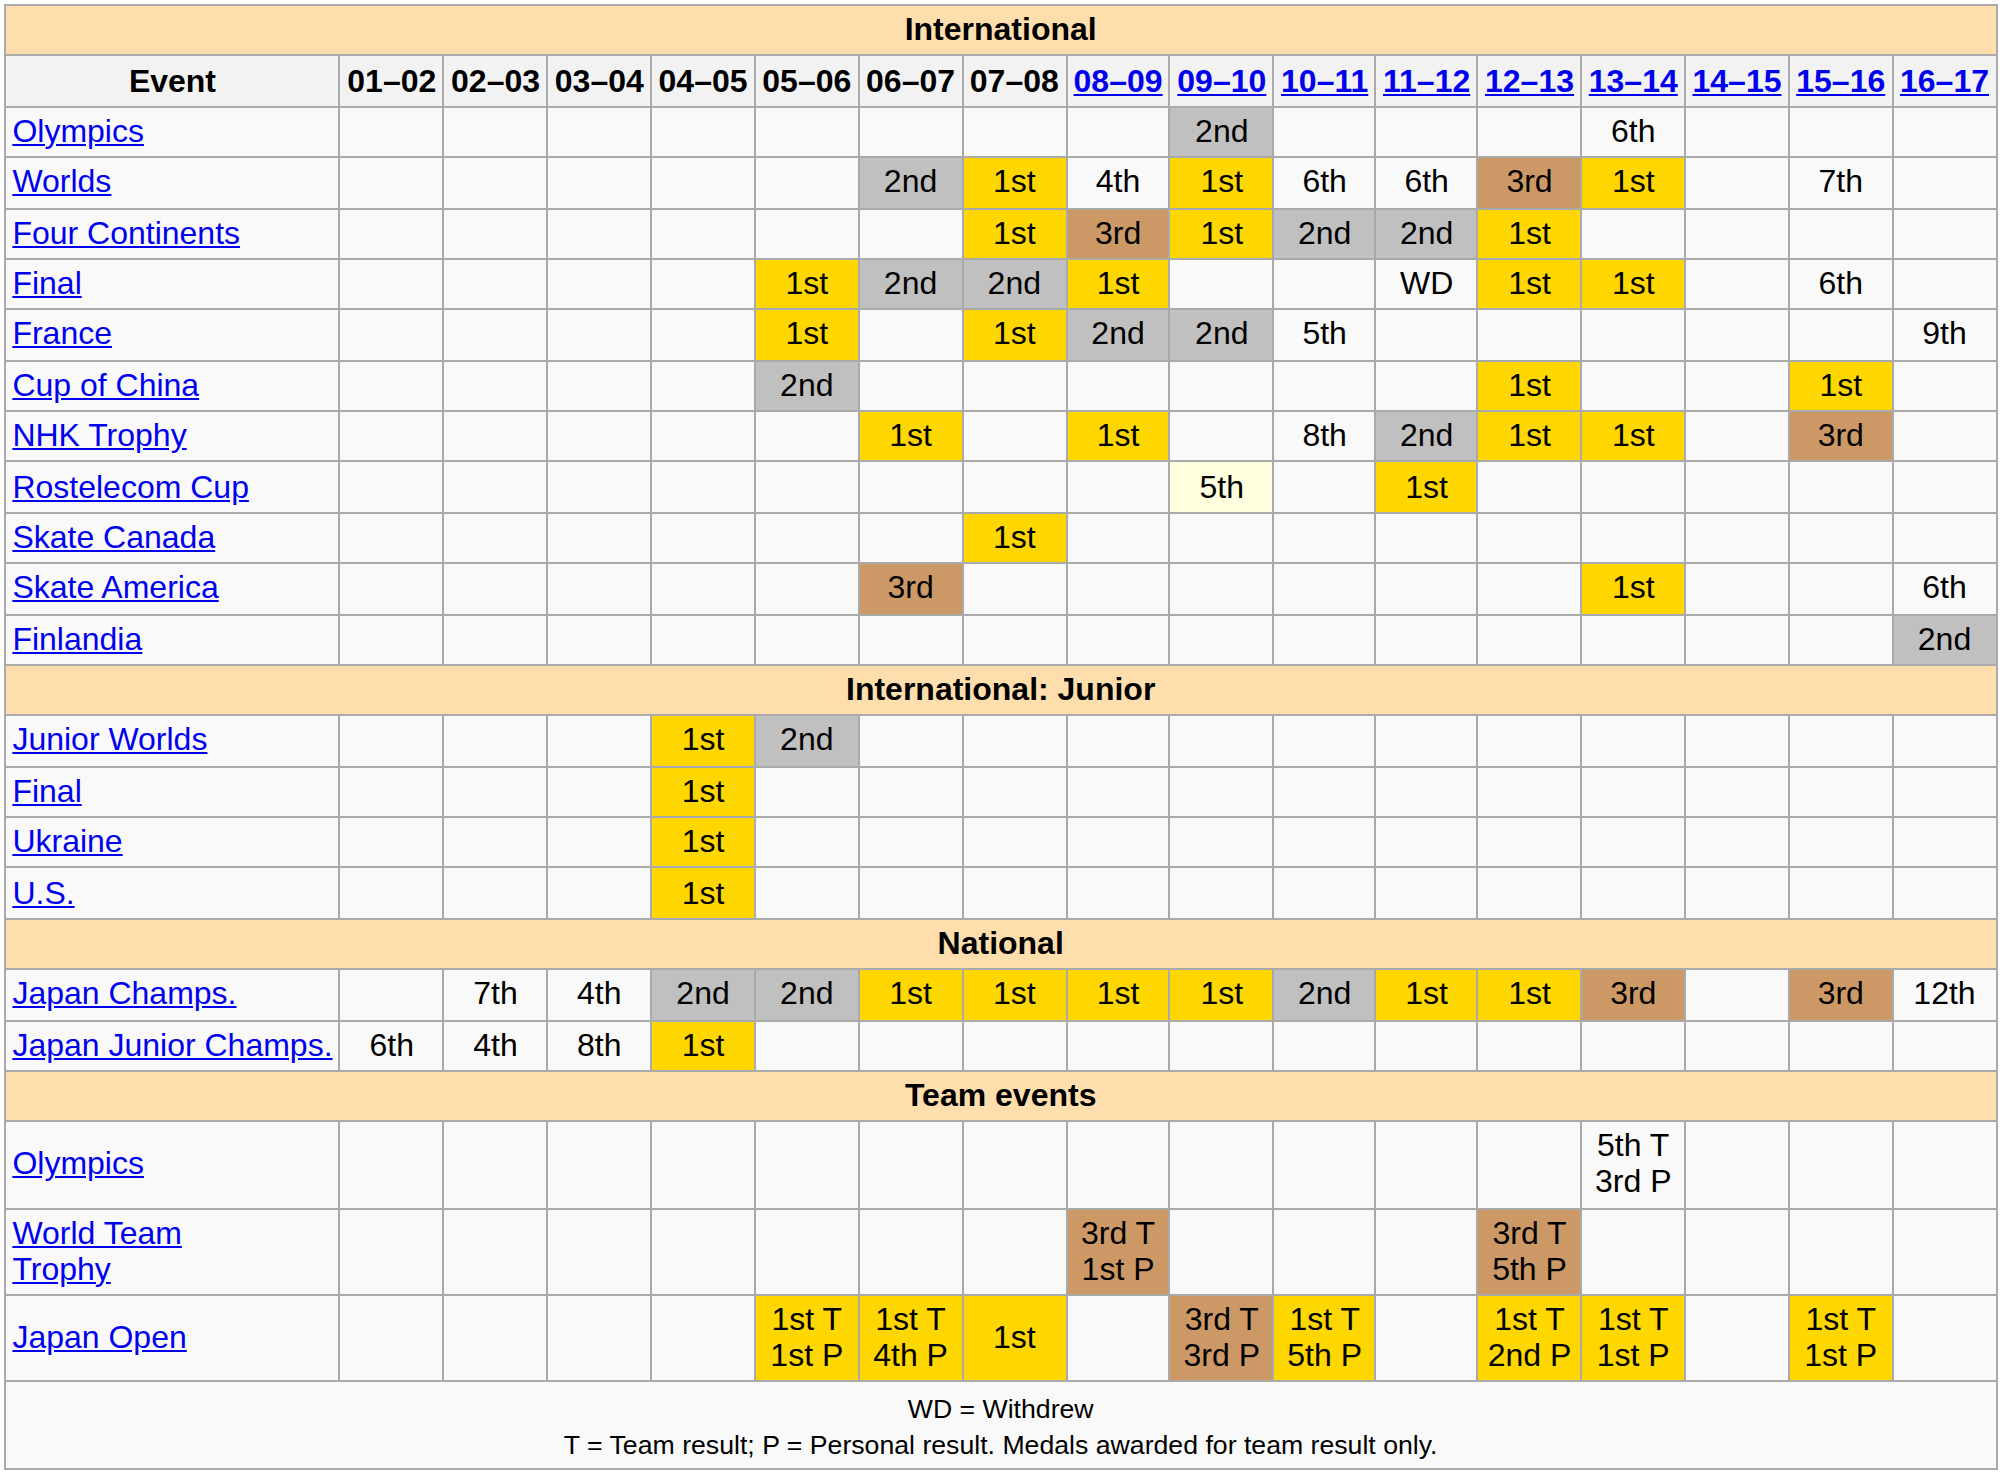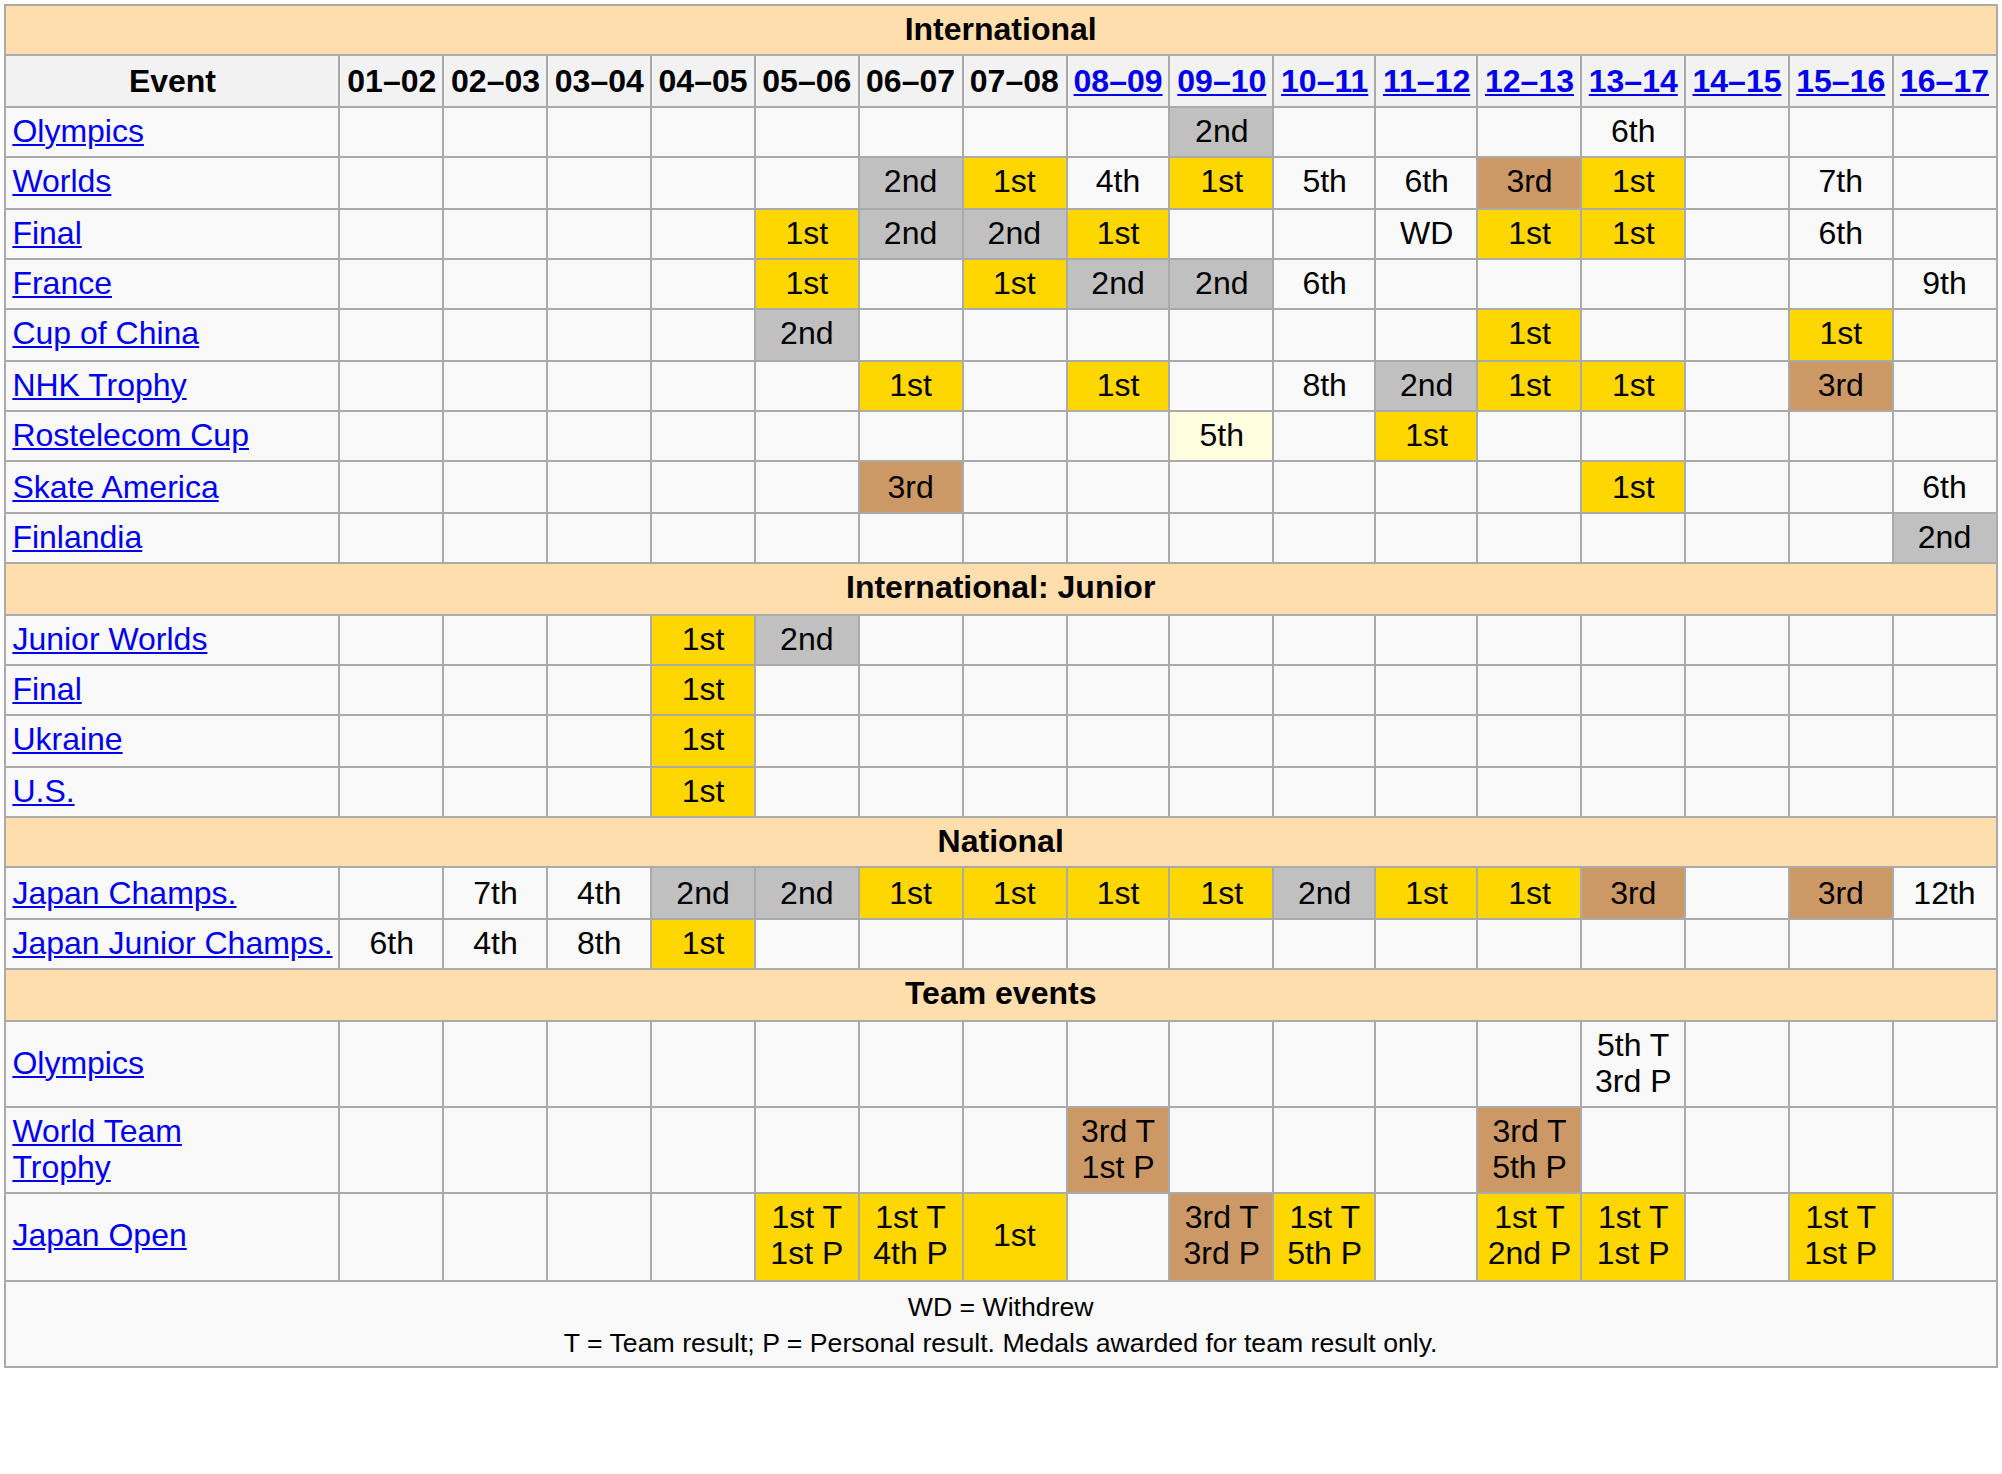(1325, 182) 6th -> (1325, 182) 5th
- row: (126, 232)
(1325, 334) 5th -> (1325, 283) 6th
- row: (114, 537)
